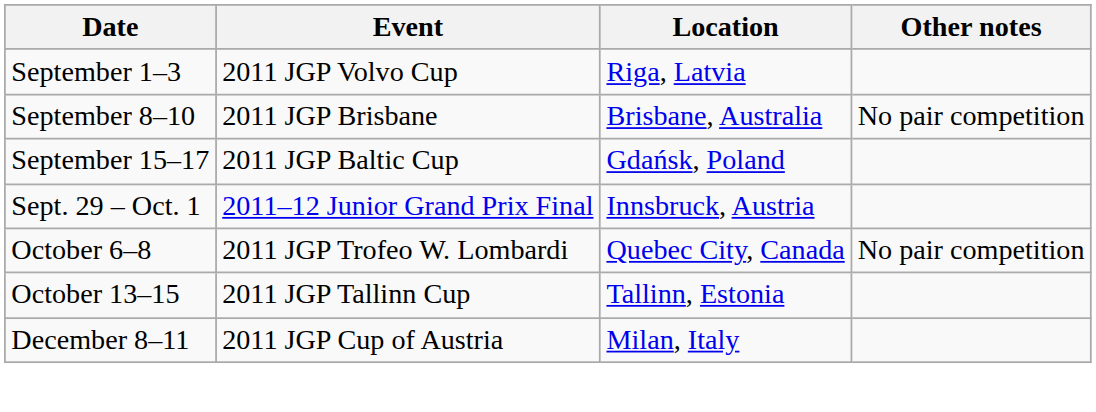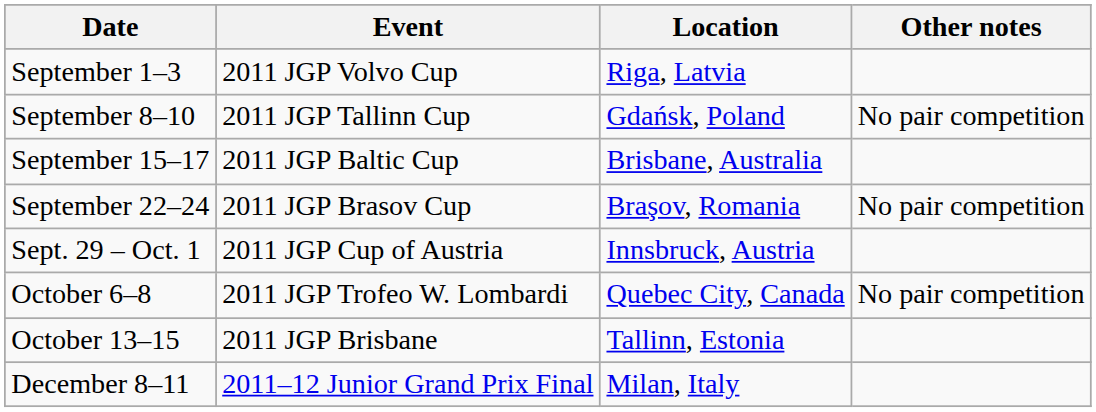(330, 116) 2011 JGP Brisbane -> (346, 116) 2011 JGP Tallinn Cup
(714, 116) Brisbane, Australia -> (696, 116) Gdańsk, Poland
(696, 160) Gdańsk, Poland -> (714, 160) Brisbane, Australia
+ row: (110, 205)
(408, 205) 2011–12 Junior Grand Prix Final -> (363, 250) 2011 JGP Cup of Austria
(346, 294) 2011 JGP Tallinn Cup -> (330, 339) 2011 JGP Brisbane
(363, 339) 2011 JGP Cup of Austria -> (408, 384) 2011–12 Junior Grand Prix Final
